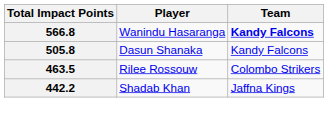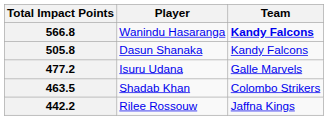+ row: (60, 69)
(158, 69) Rilee Rossouw -> (155, 87) Shadab Khan
(155, 87) Shadab Khan -> (158, 106) Rilee Rossouw
